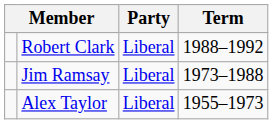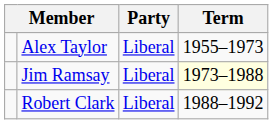rows swapped: (64, 103) <-> (68, 47)
(223, 75) no background -> (223, 75) lightyellow background
